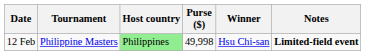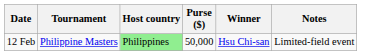(199, 42) 49,998 -> (199, 42) 50,000
(316, 42) bold -> (314, 42) normal
